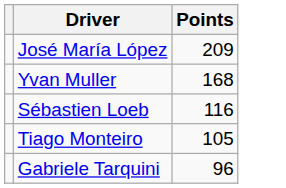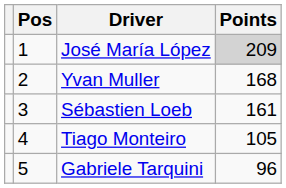+ column: (35, 20)
(218, 50) no background -> (261, 50) lightgrey background
(219, 109) 116 -> (261, 109) 161
